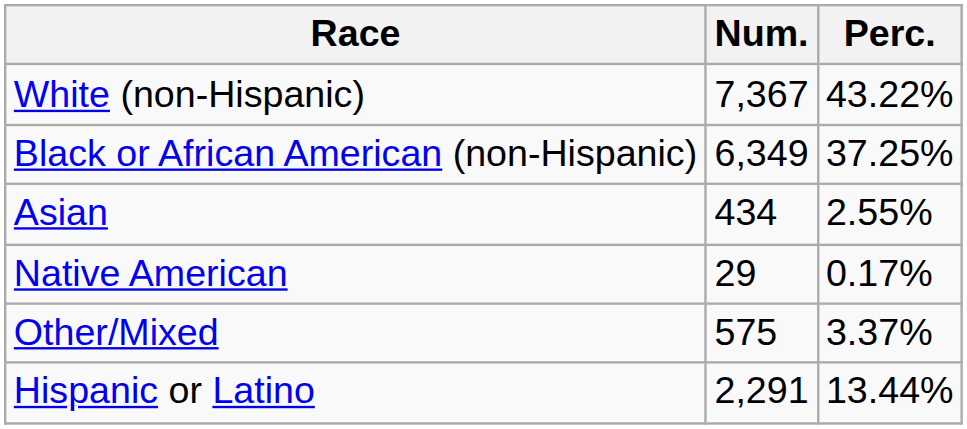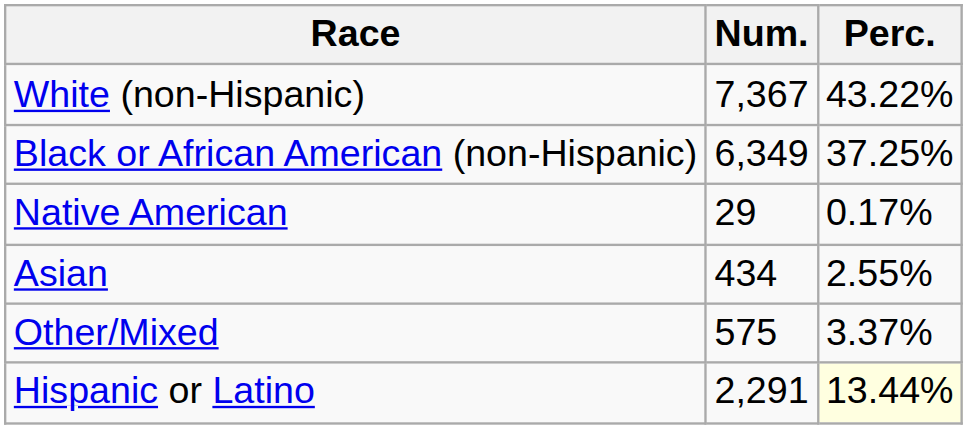rows swapped: (151, 272) <-> (61, 213)
(890, 392) no background -> (890, 392) lightyellow background
